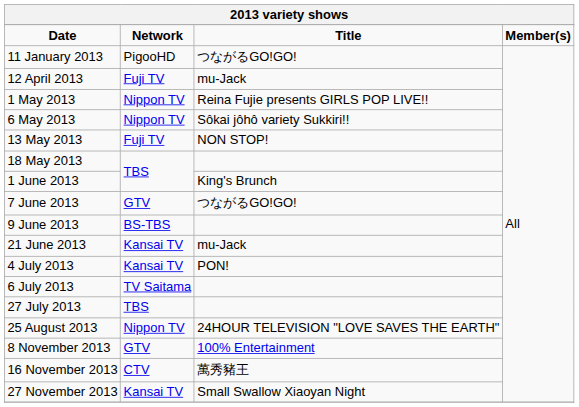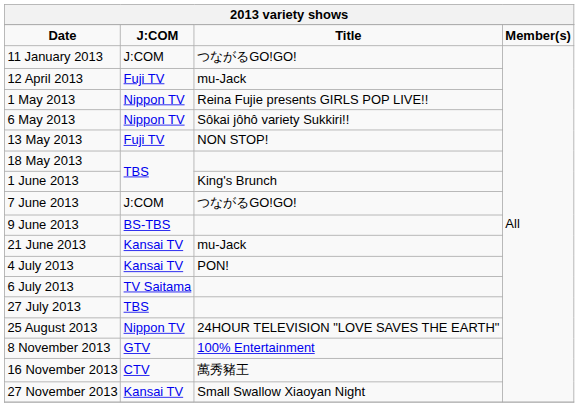(157, 35) Network -> (157, 35) J:COM
(150, 57) PigooHD -> (144, 57) J:COM
(137, 203) GTV -> (144, 203) J:COM
